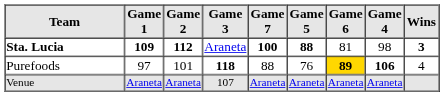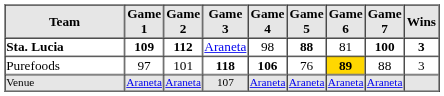columns swapped: (385, 21) <-> (268, 21)
(421, 65) 4 -> (421, 65) 3
